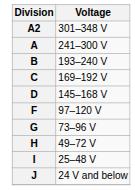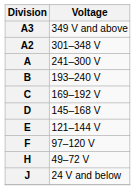+ row: (27, 29)
+ row: (27, 127)
- row: (34, 127)
- row: (34, 160)
